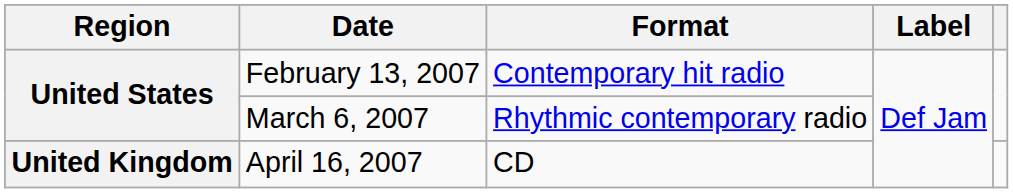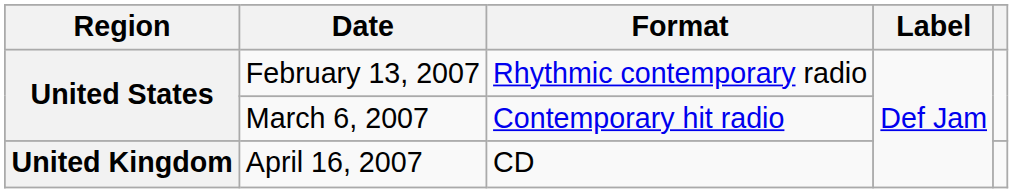(639, 72) Contemporary hit radio -> (680, 72) Rhythmic contemporary radio
(680, 118) Rhythmic contemporary radio -> (639, 118) Contemporary hit radio
